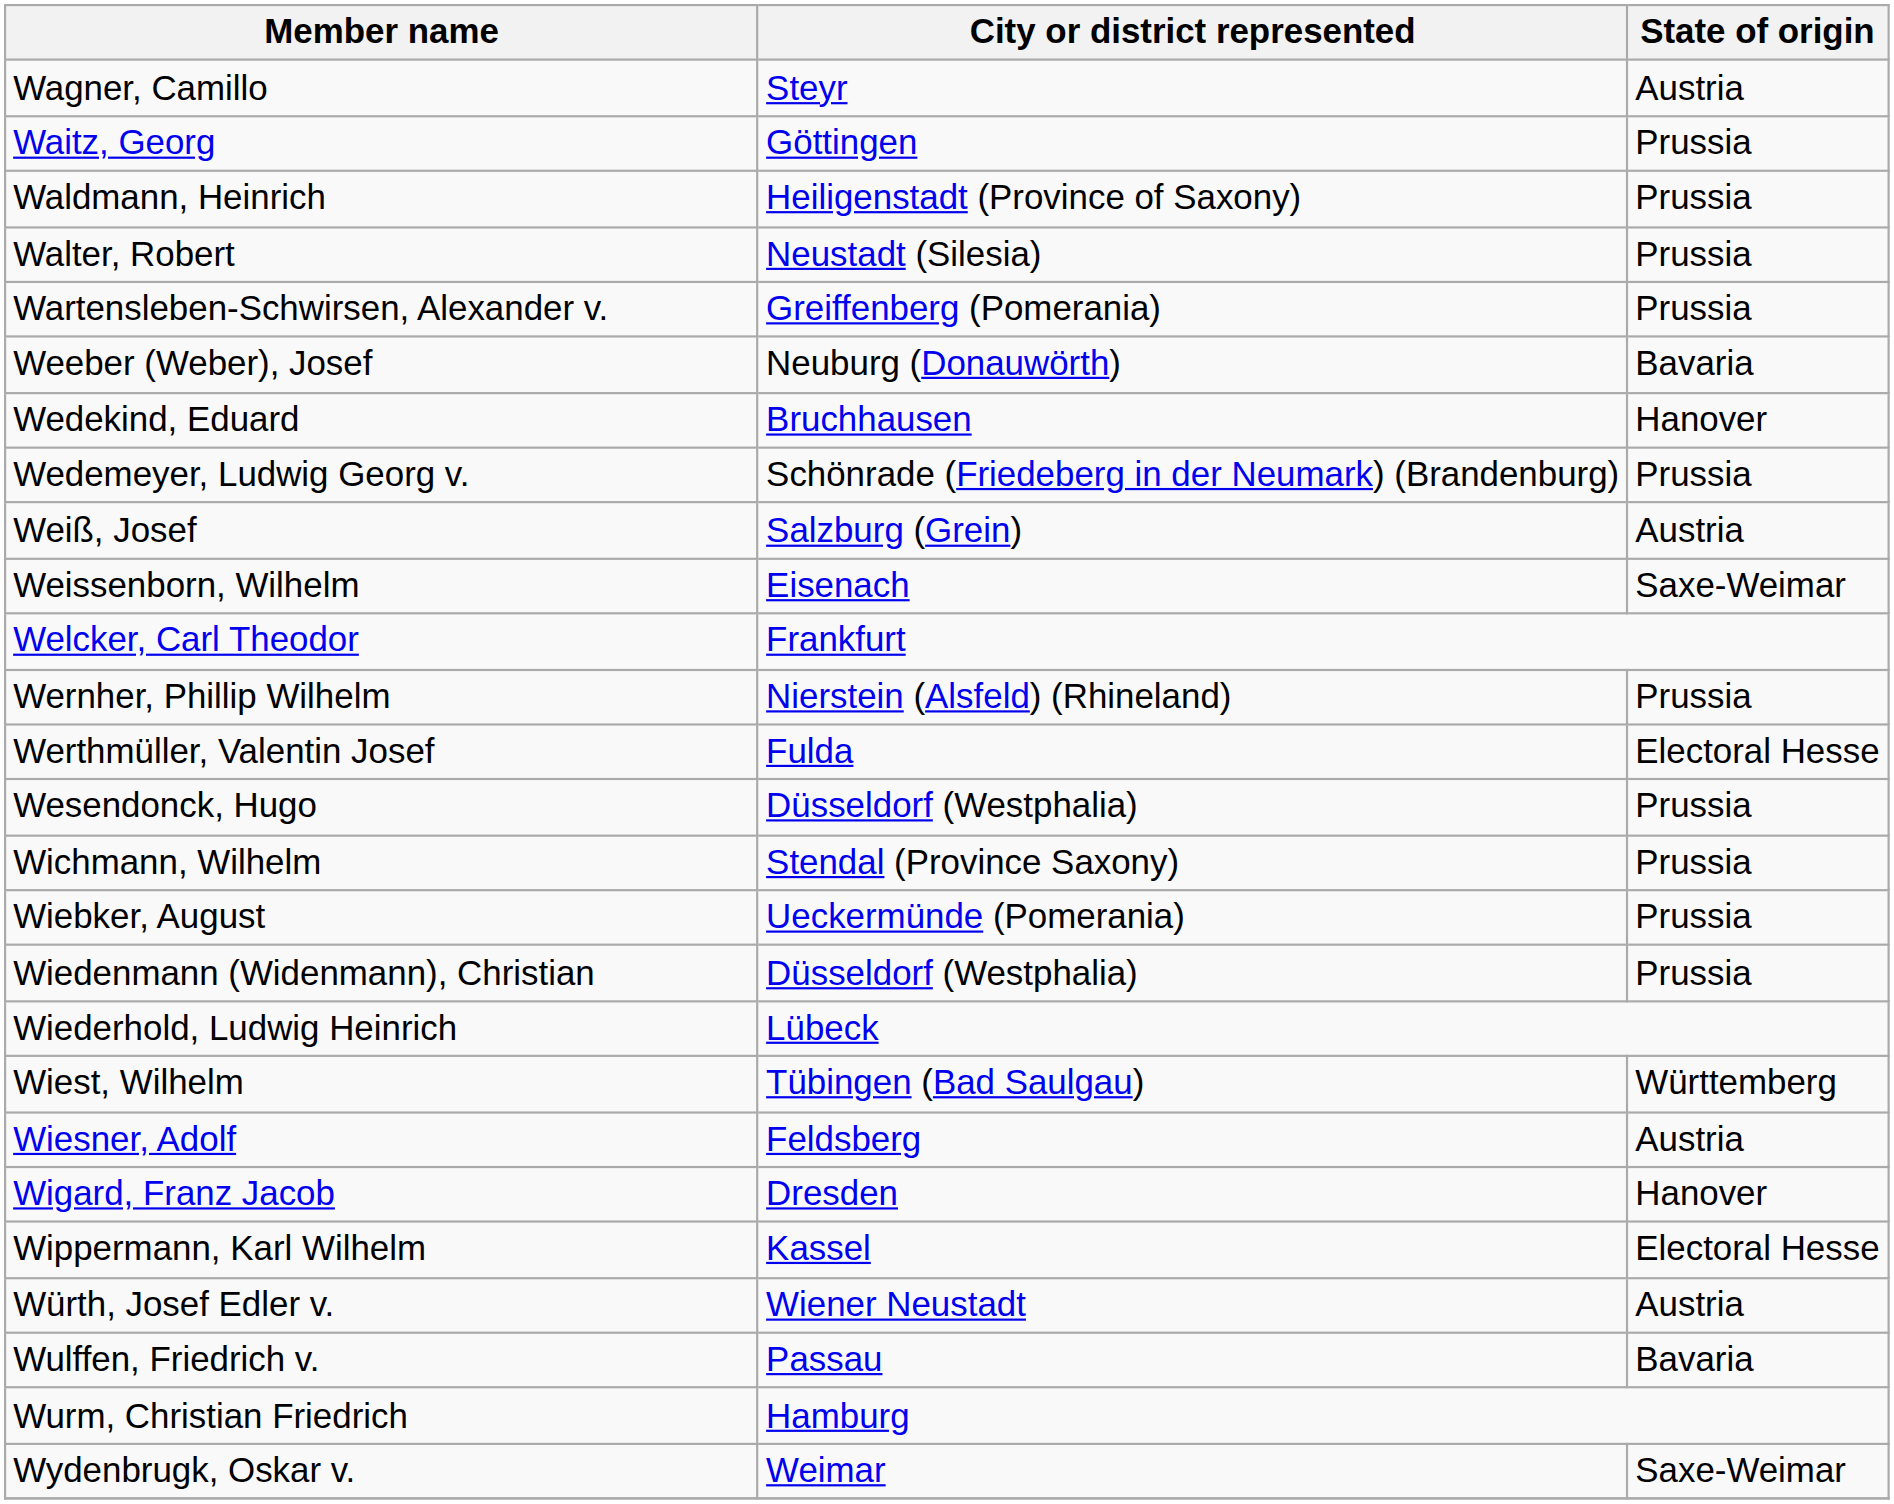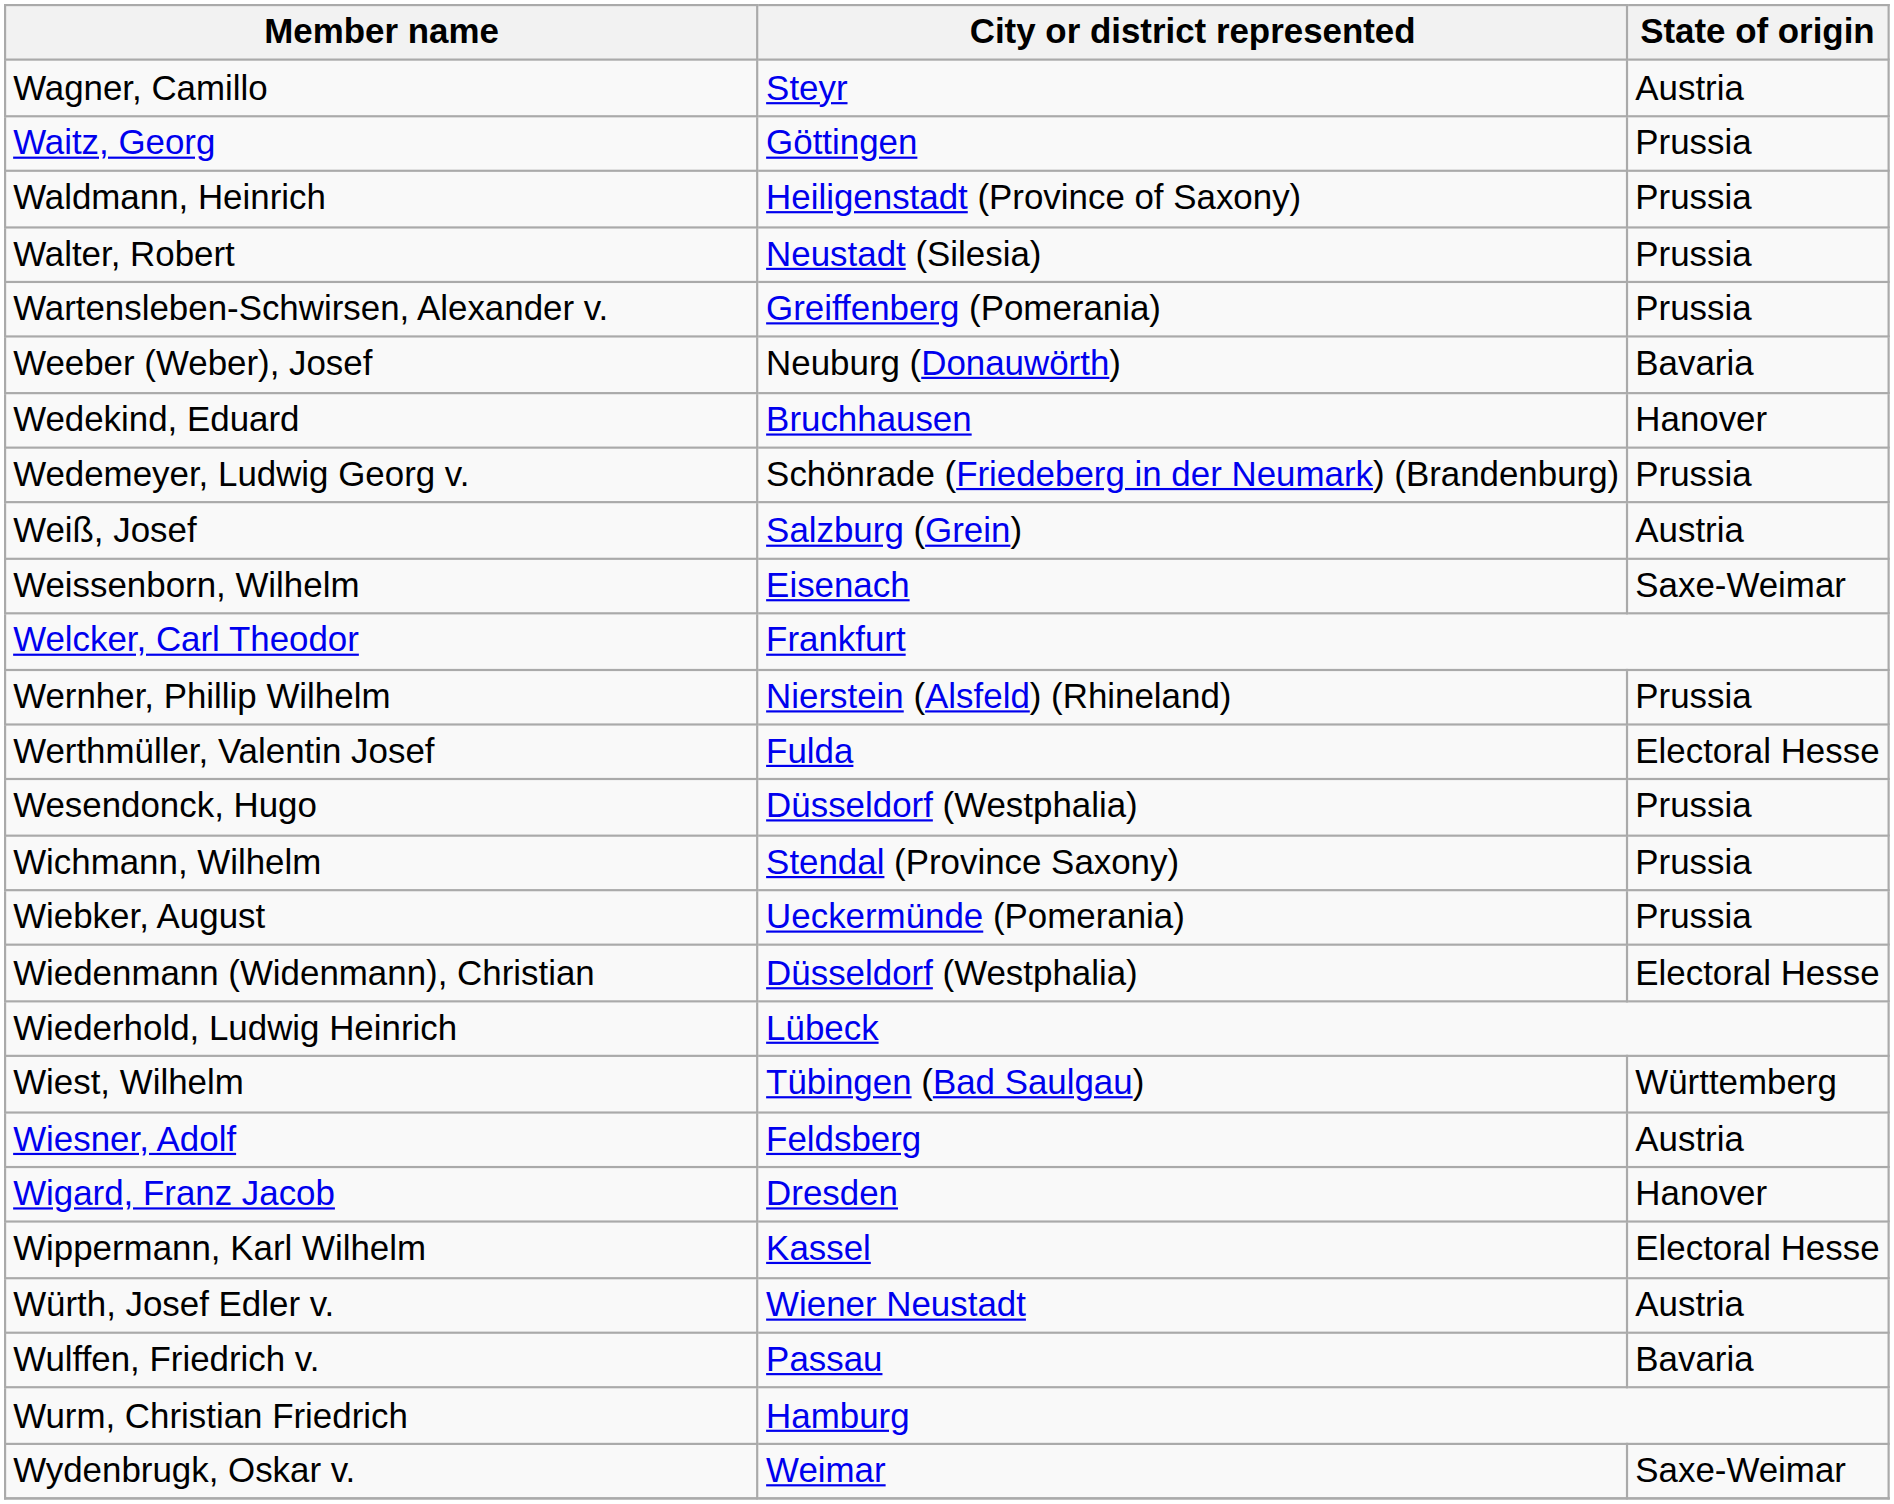(1693, 972) Prussia -> (1757, 972) Electoral Hesse
